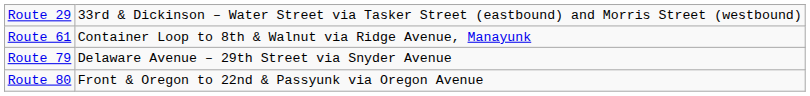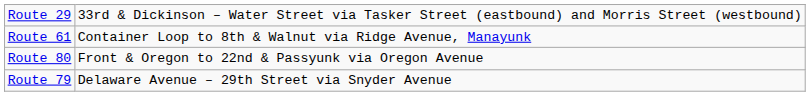rows swapped: (40, 59) <-> (40, 80)
